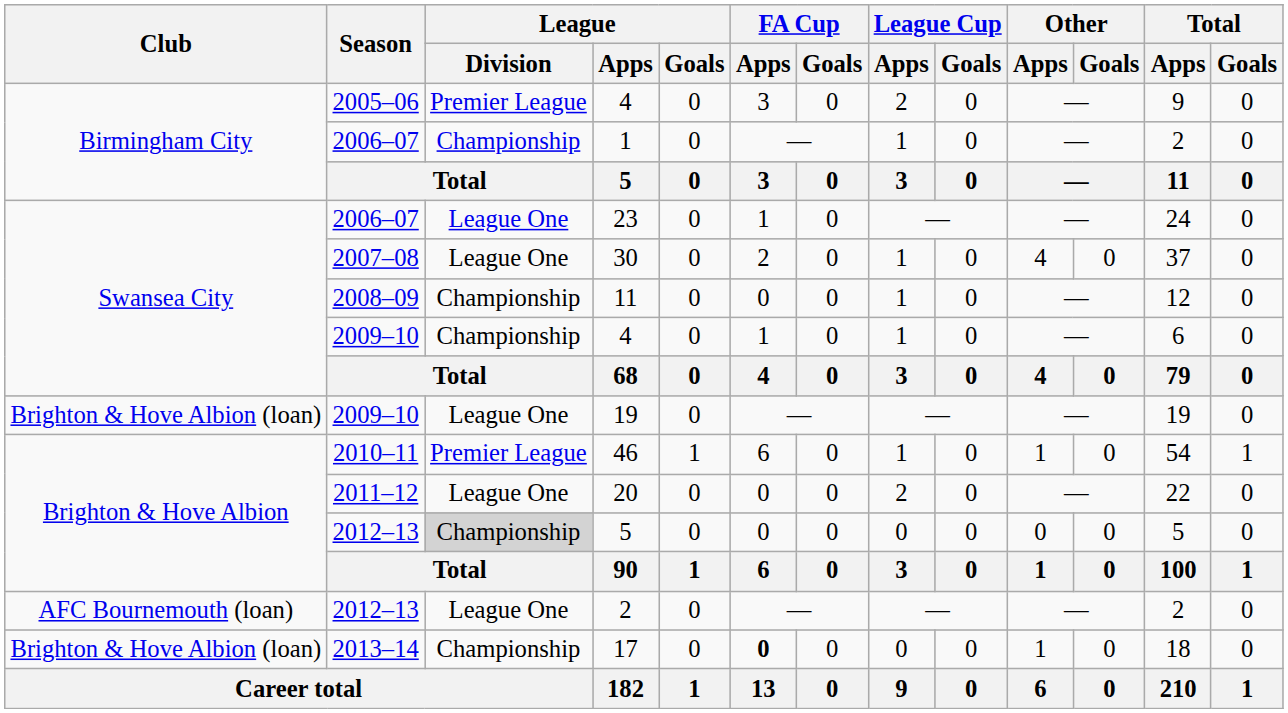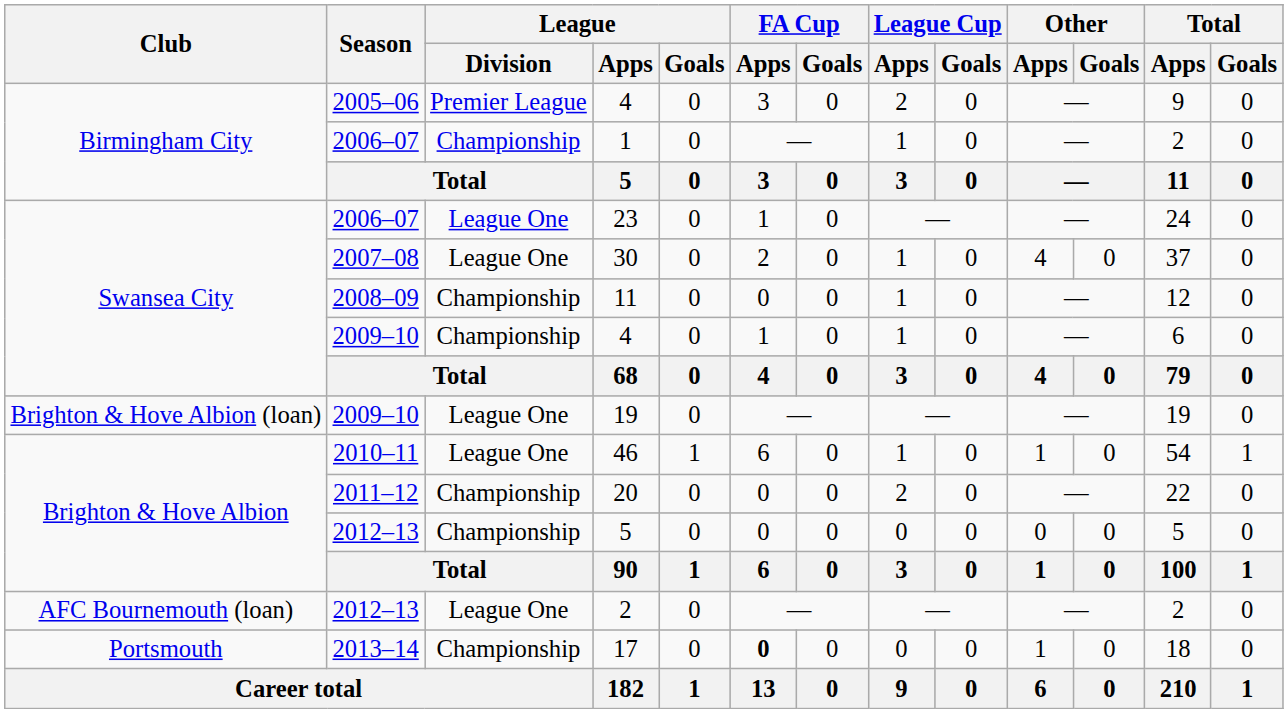(508, 453) Premier League -> (508, 453) League One
(508, 492) League One -> (508, 492) Championship
(508, 532) lightgrey background -> (508, 532) no background
(166, 649) Brighton & Hove Albion (loan) -> (166, 649) Portsmouth
